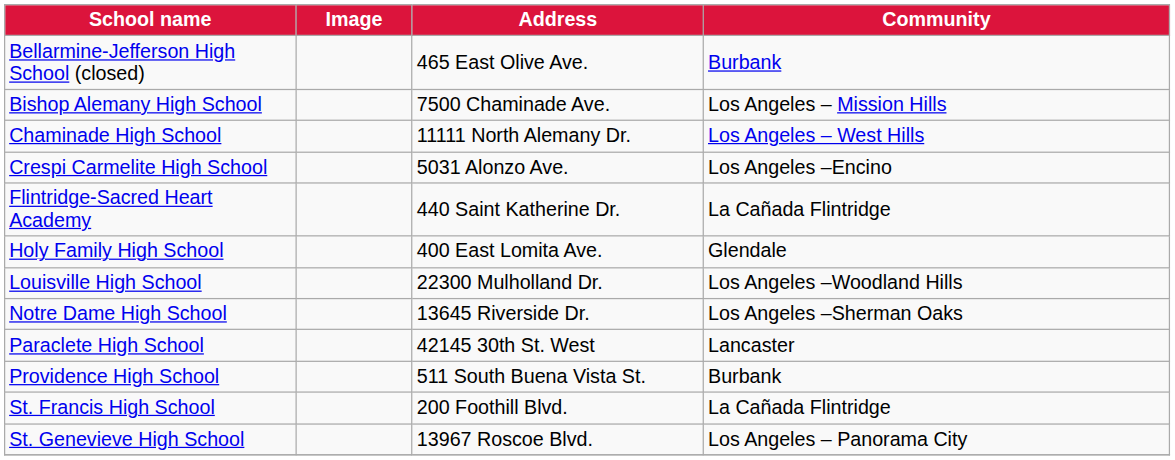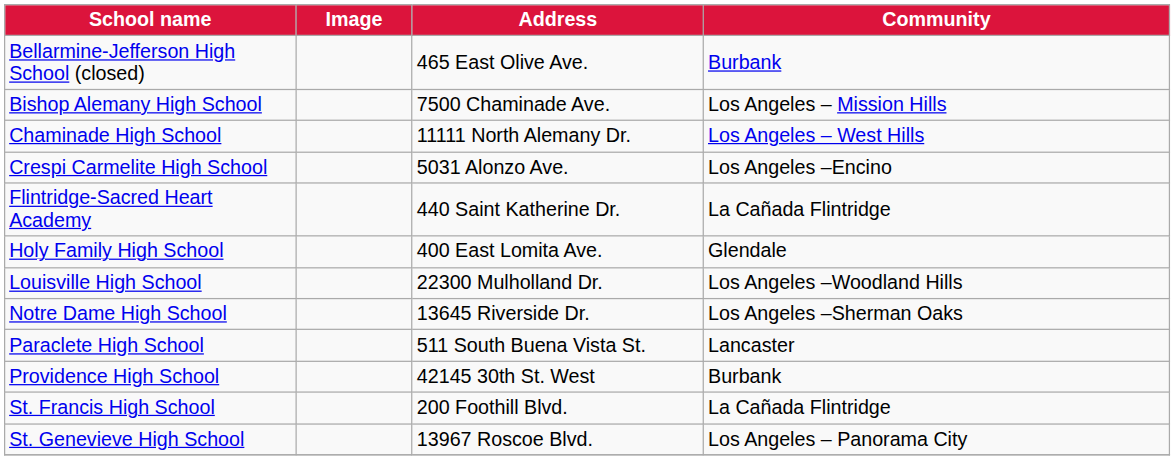(506, 345) 42145 30th St. West -> (531, 345) 511 South Buena Vista St.
(531, 376) 511 South Buena Vista St. -> (506, 376) 42145 30th St. West
